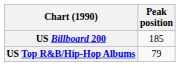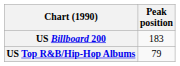(156, 38) 185 -> (156, 38) 183
